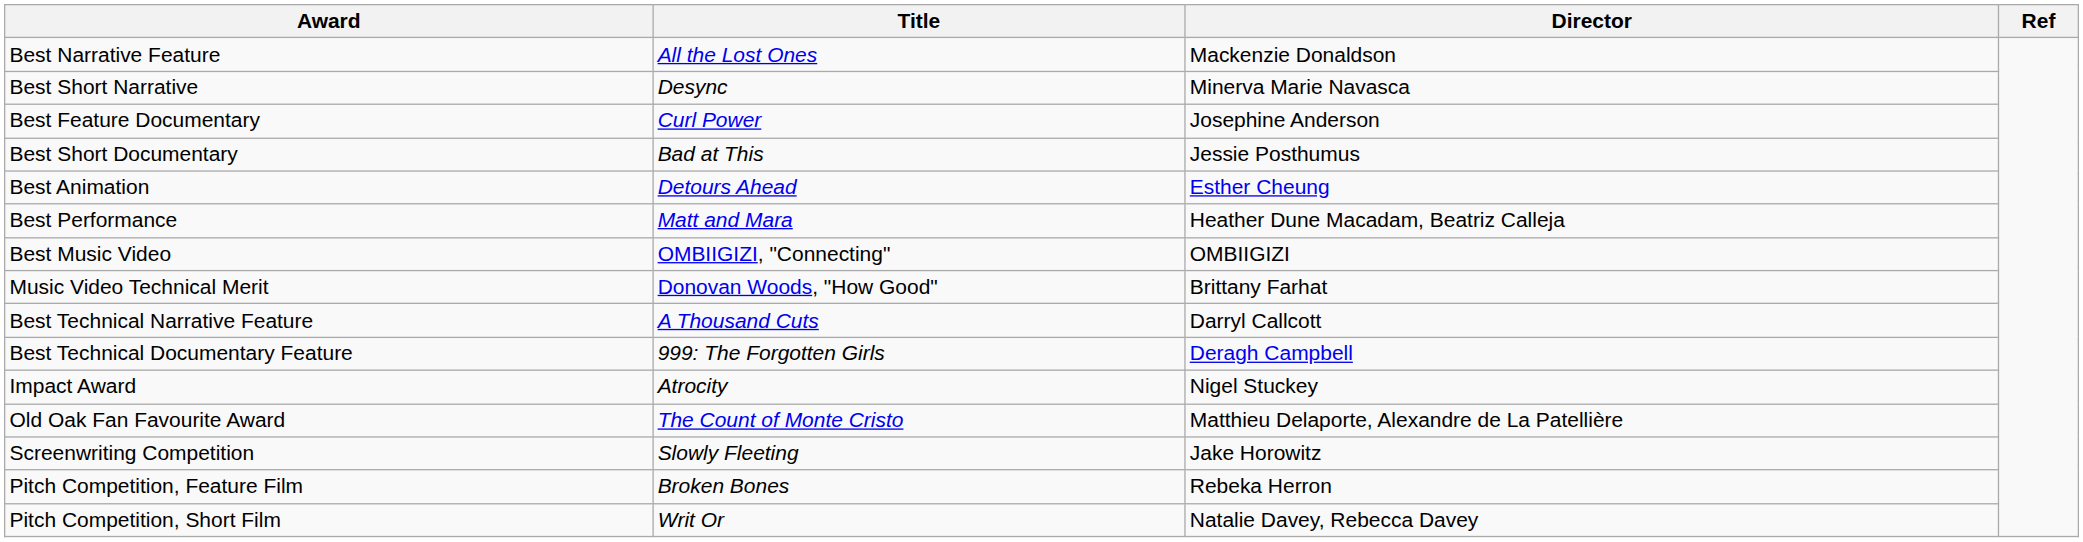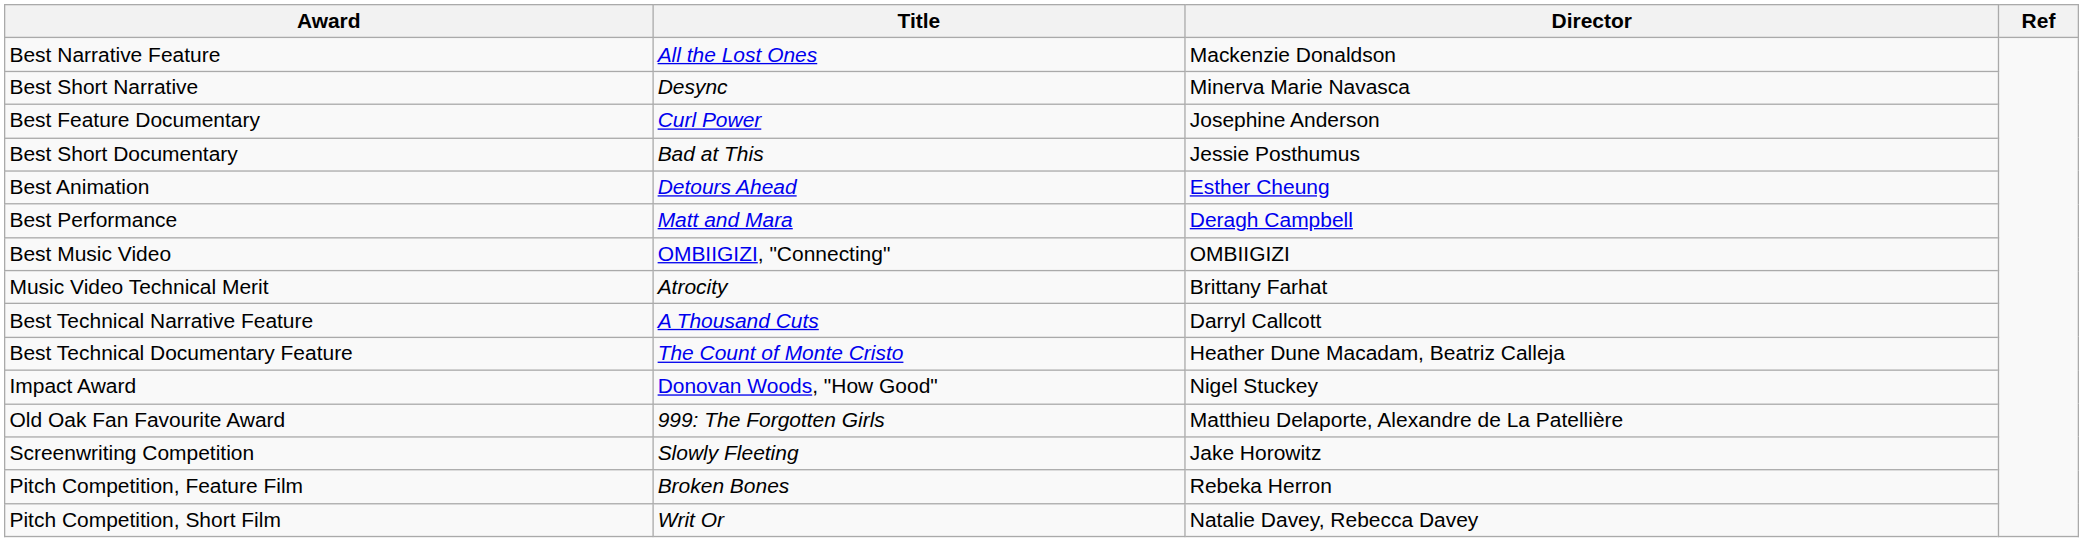(1377, 220) Heather Dune Macadam, Beatriz Calleja -> (1271, 220) Deragh Campbell
(798, 287) Donovan Woods, "How Good" -> (693, 287) Atrocity
(771, 353) 999: The Forgotten Girls -> (781, 353) The Count of Monte Cristo
(1271, 353) Deragh Campbell -> (1377, 353) Heather Dune Macadam, Beatriz Calleja
(693, 386) Atrocity -> (798, 386) Donovan Woods, "How Good"
(781, 420) The Count of Monte Cristo -> (771, 420) 999: The Forgotten Girls
